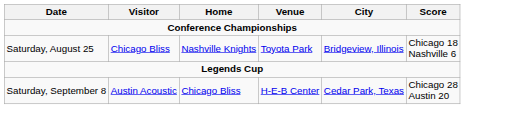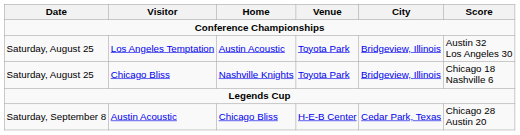+ row: (162, 48)
